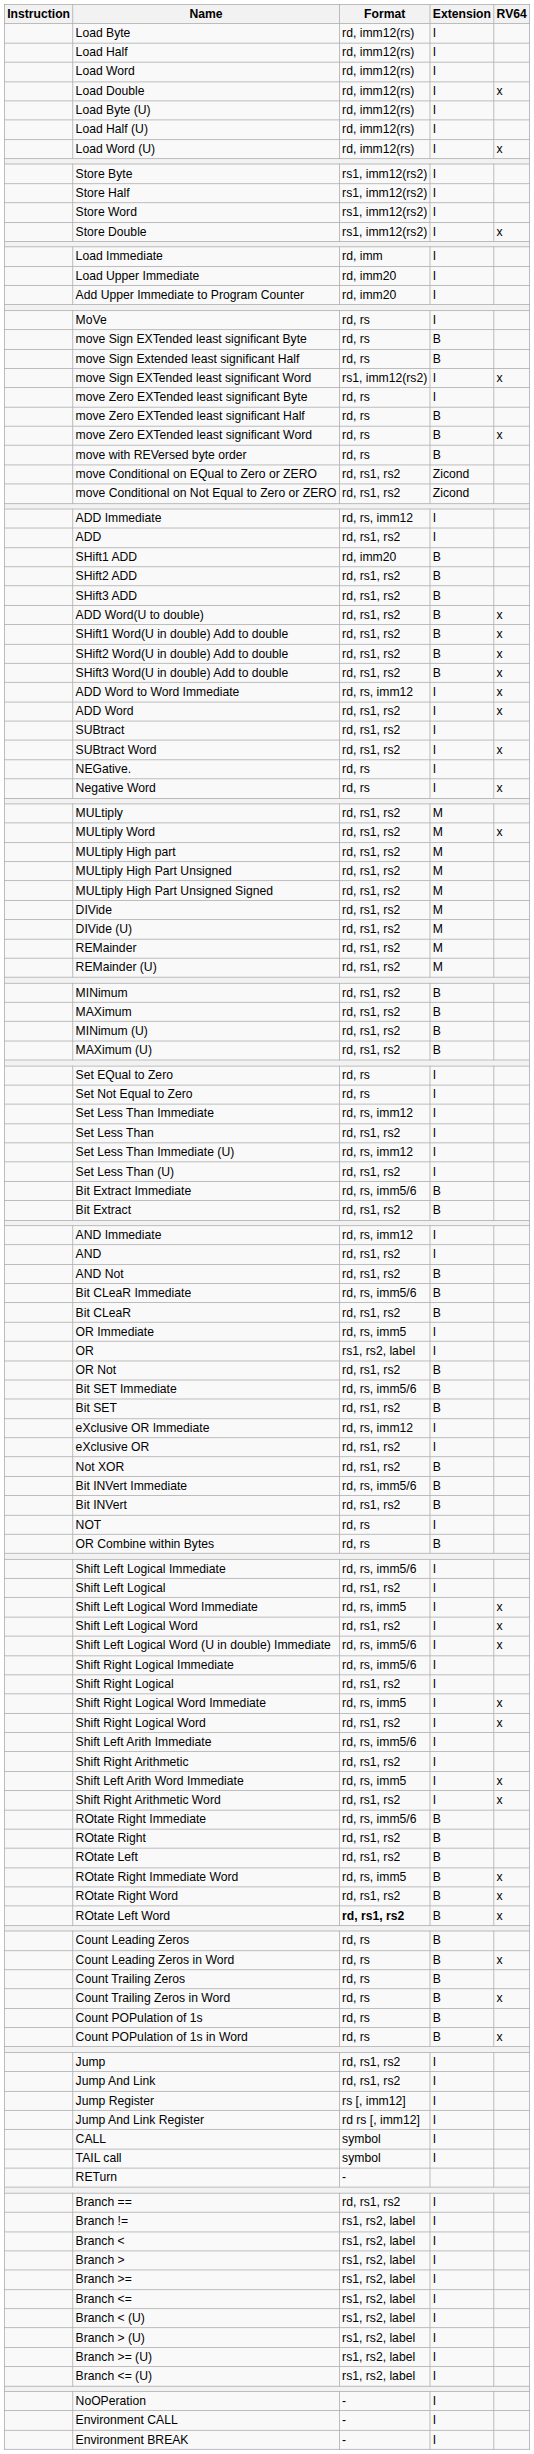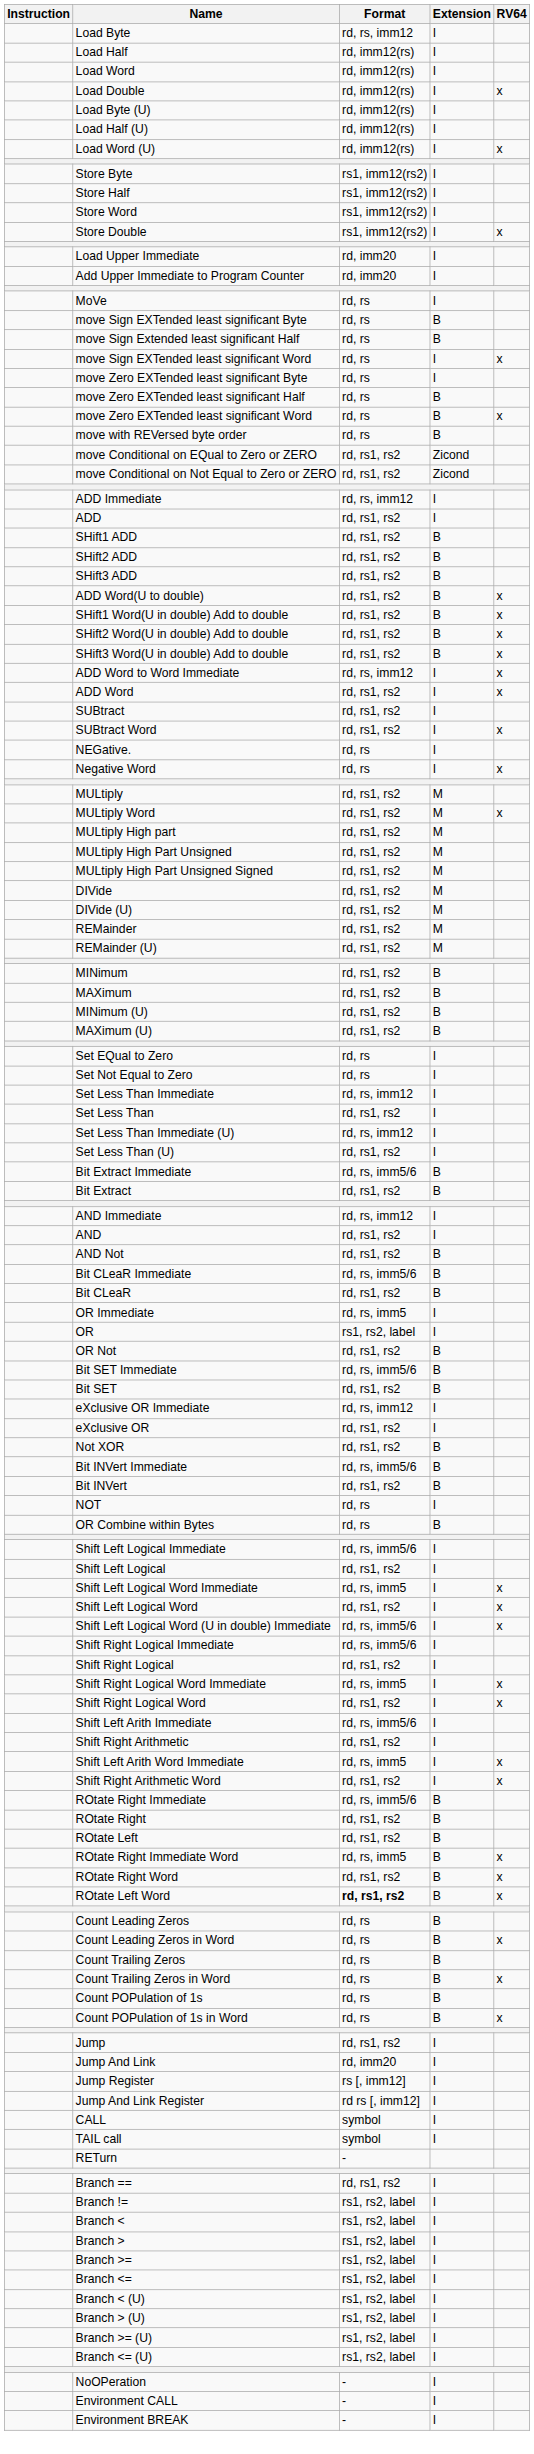(378, 33) rd, imm12(rs) -> (378, 33) rd, rs, imm12
- row: (119, 256)
(385, 378) rs1, imm12(rs2) -> (356, 358) rd, rs
(369, 557) rd, imm20 -> (371, 537) rd, rs1, rs2
(371, 2081) rd, rs1, rs2 -> (369, 2062) rd, imm20
